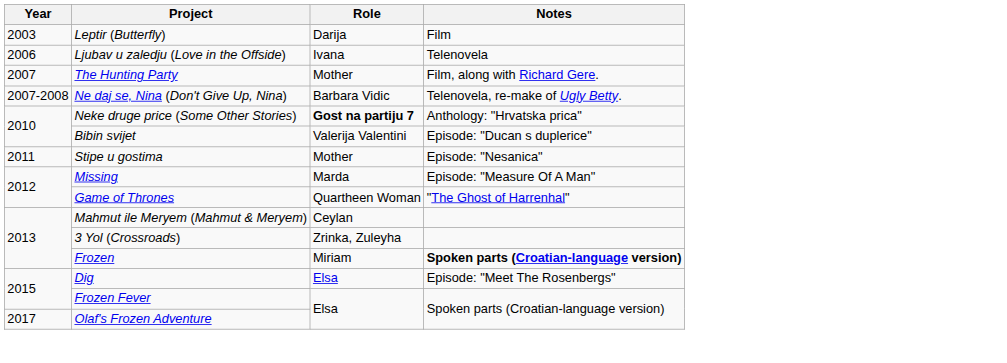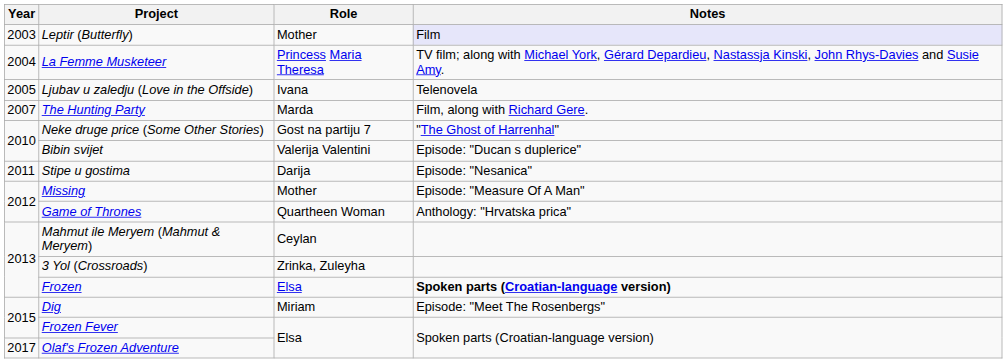(330, 34) Darija -> (297, 34) Mother
(439, 34) no background -> (428, 34) lavender background
+ row: (104, 62)
(22, 55) 2006 -> (22, 89) 2005
(333, 75) Mother -> (295, 110) Marda
- row: (181, 95)
(363, 116) bold -> (324, 130) normal
(504, 116) Anthology: "Hrvatska prica" -> (488, 130) "The Ghost of Harrenhal"
(333, 156) Mother -> (294, 171) Darija
(331, 177) Marda -> (297, 191) Mother
(498, 197) "The Ghost of Harrenhal" -> (494, 211) Anthology: "Hrvatska prica"
(332, 258) Miriam -> (289, 287) Elsa
(325, 278) Elsa -> (296, 307) Miriam
